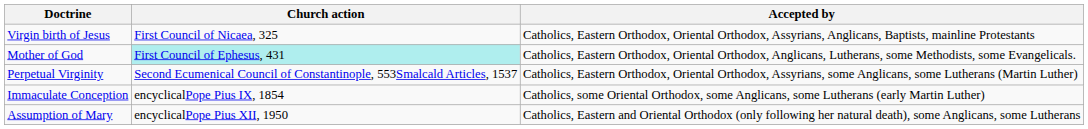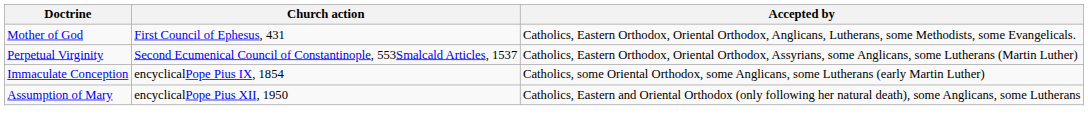- row: (59, 34)
(210, 54) paleturquoise background -> (210, 34) no background
